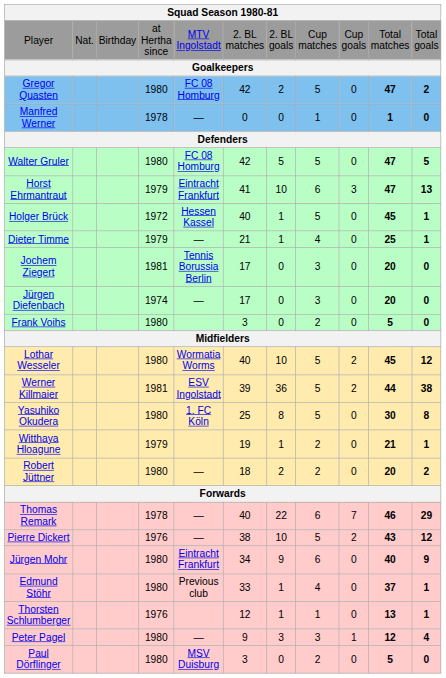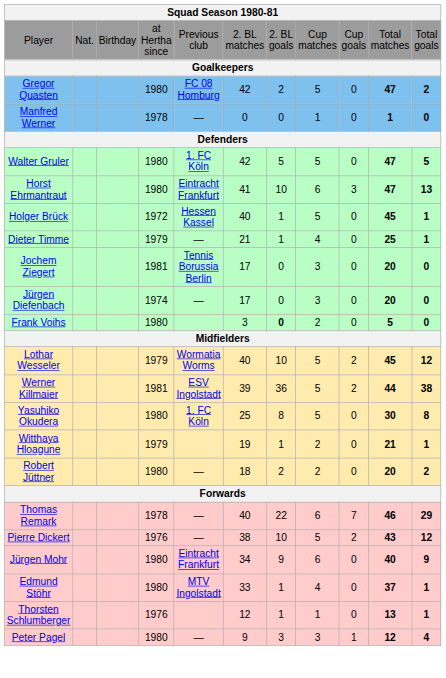(199, 40) MTV Ingolstadt -> (199, 40) Previous club
(199, 161) FC 08 Homburg -> (199, 161) 1. FC Köln
(156, 189) 1979 -> (156, 189) 1980
(281, 322) normal -> (281, 322) bold
(156, 360) 1980 -> (156, 360) 1979
(199, 587) Previous club -> (199, 587) MTV Ingolstadt
- row: (39, 659)
